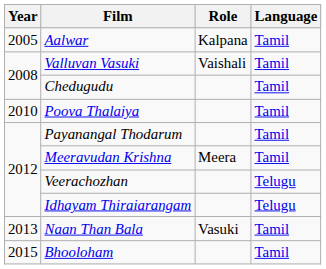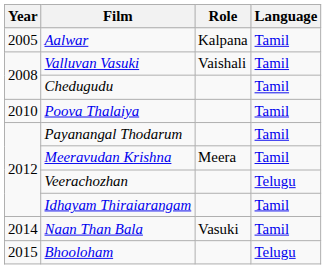(275, 205) Telugu -> (272, 205) Tamil
(23, 228) 2013 -> (23, 228) 2014
(272, 252) Tamil -> (275, 252) Telugu
